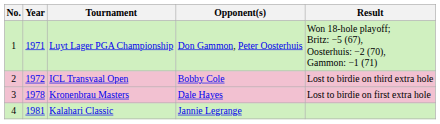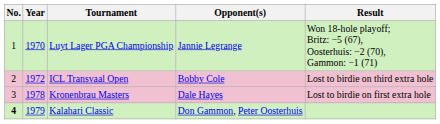(35, 46) 1971 -> (35, 46) 1970
(240, 46) Don Gammon, Peter Oosterhuis -> (210, 46) Jannie Legrange
(14, 111) normal -> (14, 111) bold
(35, 111) 1981 -> (35, 111) 1979
(210, 111) Jannie Legrange -> (240, 111) Don Gammon, Peter Oosterhuis
